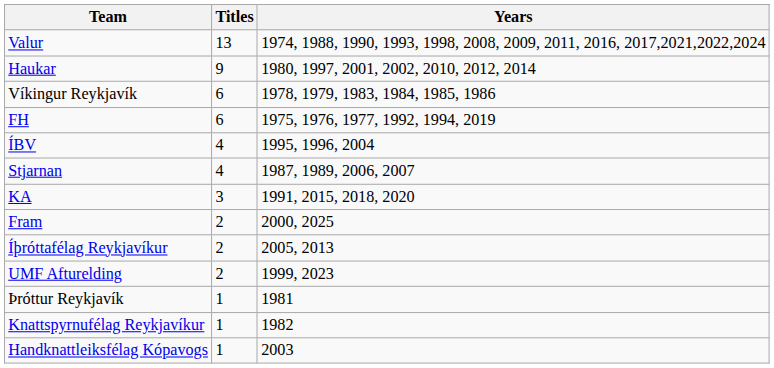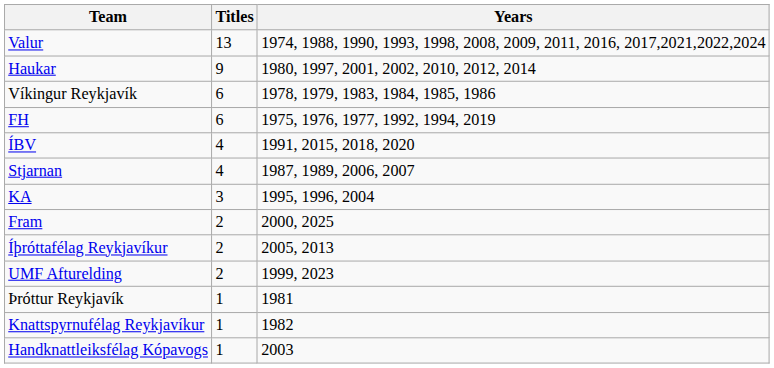(318, 145) 1995, 1996, 2004 -> (338, 145) 1991, 2015, 2018, 2020
(338, 196) 1991, 2015, 2018, 2020 -> (318, 196) 1995, 1996, 2004
